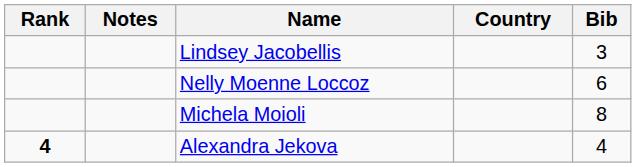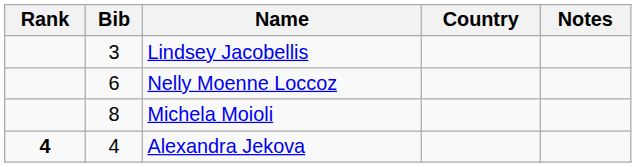columns swapped: (602, 20) <-> (130, 20)
